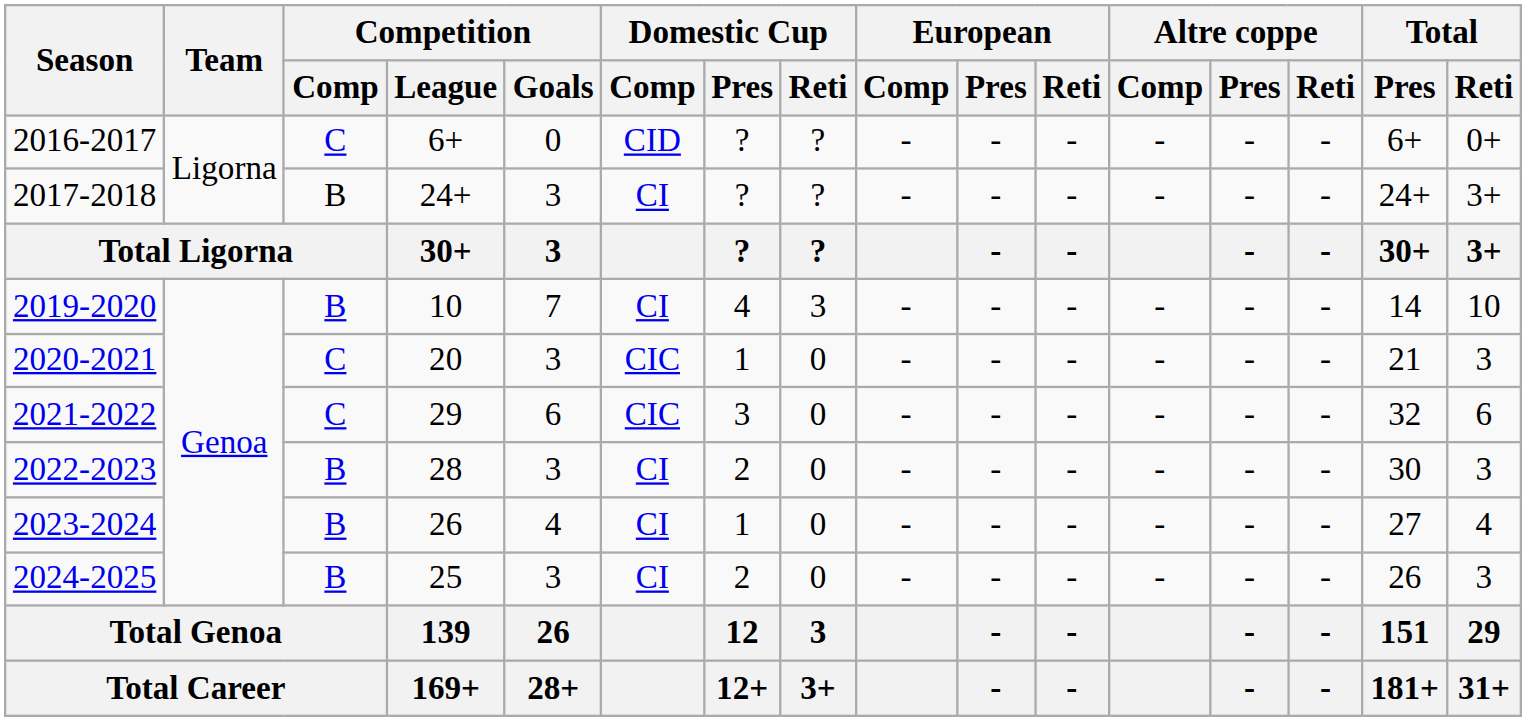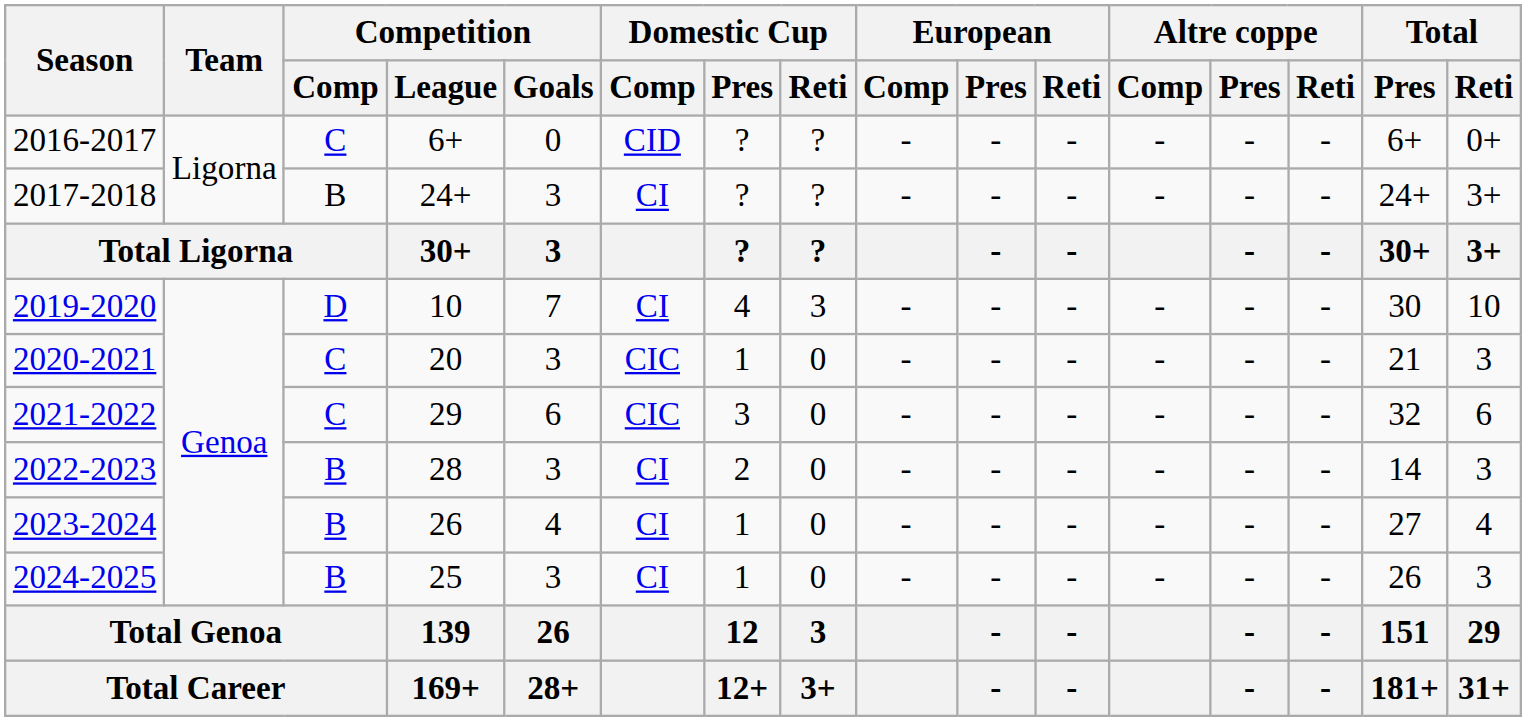(335, 305) B -> (335, 305) D
(1405, 305) 14 -> (1405, 305) 30
(1405, 469) 30 -> (1405, 469) 14
(742, 578) 2 -> (742, 578) 1
